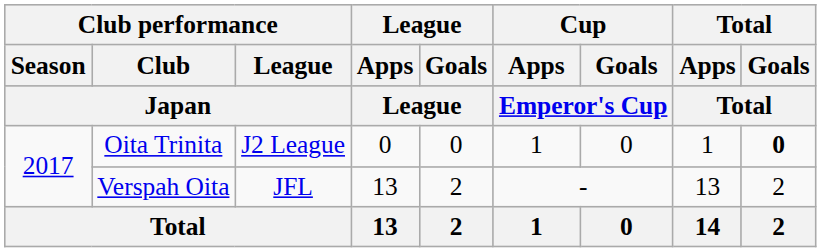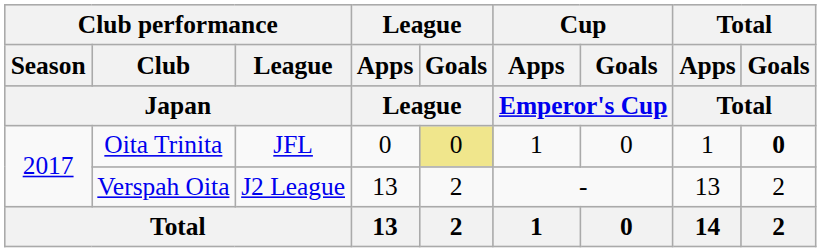(293, 145) J2 League -> (293, 145) JFL
(456, 145) no background -> (456, 145) khaki background
(293, 186) JFL -> (293, 186) J2 League
